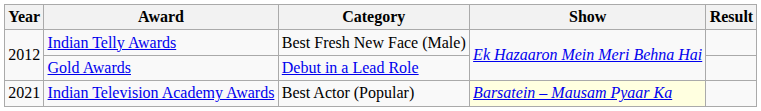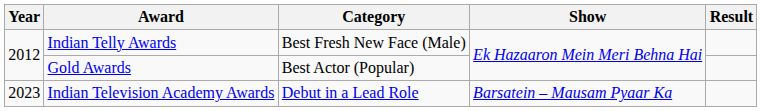(350, 67) Debut in a Lead Role -> (348, 67) Best Actor (Popular)
(24, 93) 2021 -> (24, 93) 2023
(348, 93) Best Actor (Popular) -> (350, 93) Debut in a Lead Role
(573, 93) lightyellow background -> (573, 93) no background
